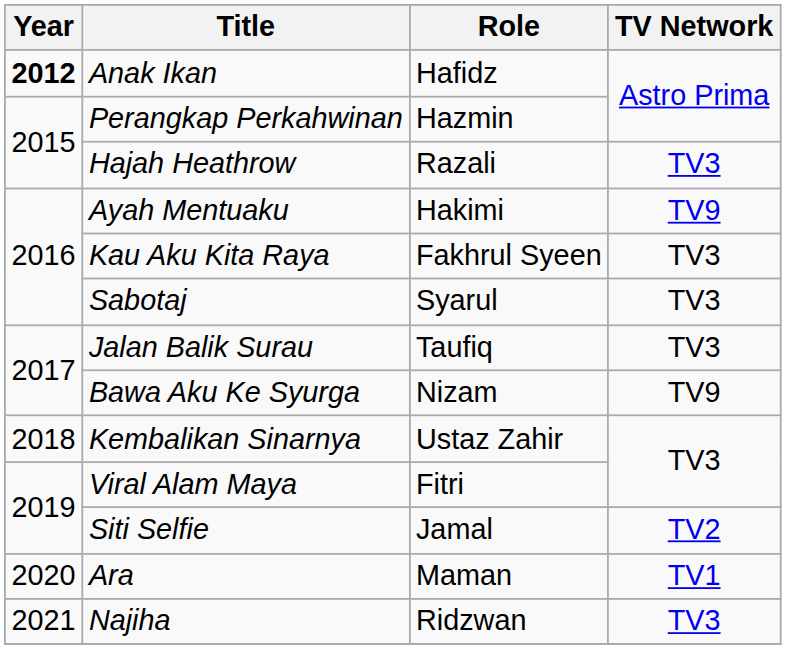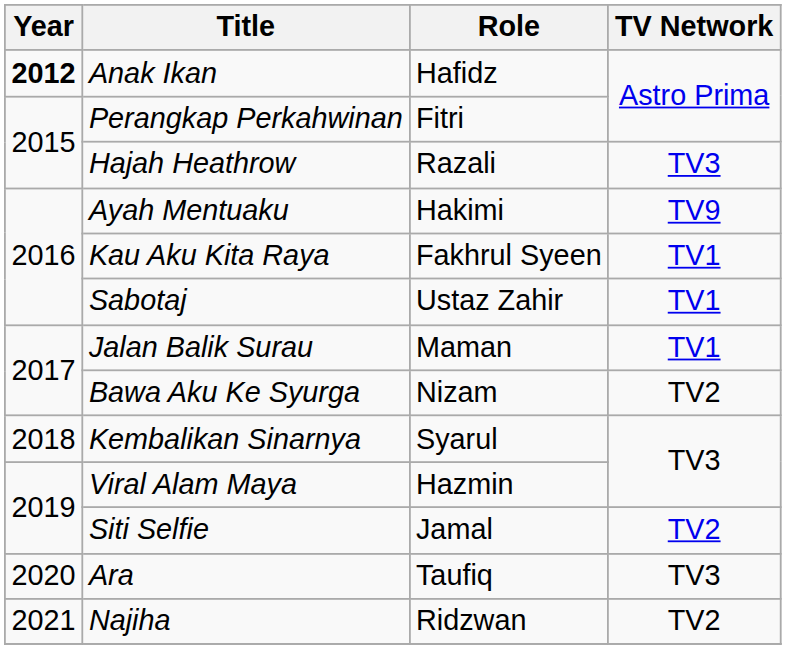(465, 118) Hazmin -> (440, 118) Fitri
(694, 255) TV3 -> (694, 255) TV1
(457, 301) Syarul -> (490, 301) Ustaz Zahir
(694, 301) TV3 -> (694, 301) TV1
(454, 347) Taufiq -> (464, 347) Maman
(694, 347) TV3 -> (694, 347) TV1
(694, 392) TV9 -> (694, 392) TV2
(490, 438) Ustaz Zahir -> (457, 438) Syarul
(440, 484) Fitri -> (465, 484) Hazmin
(464, 575) Maman -> (454, 575) Taufiq
(694, 575) TV1 -> (694, 575) TV3
(694, 621) TV3 -> (694, 621) TV2
